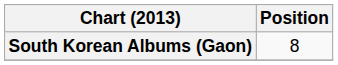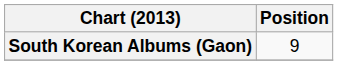(295, 45) 8 -> (295, 45) 9
